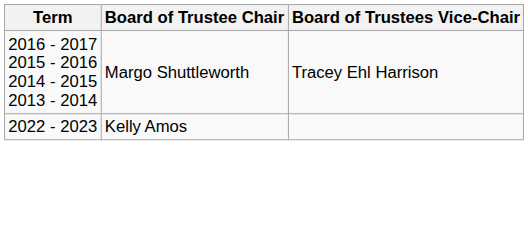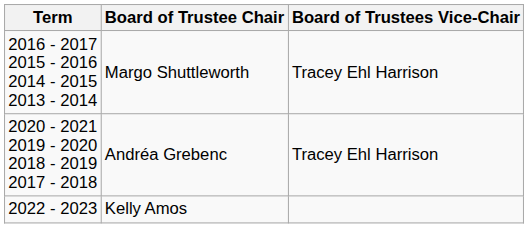+ row: (166, 154)
